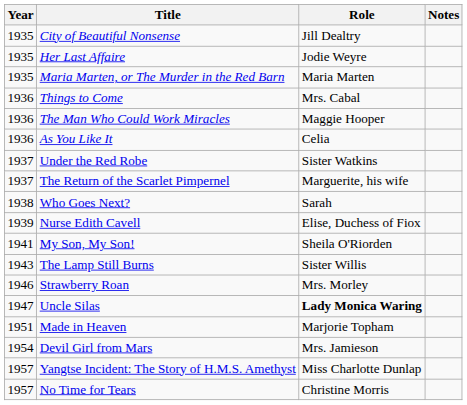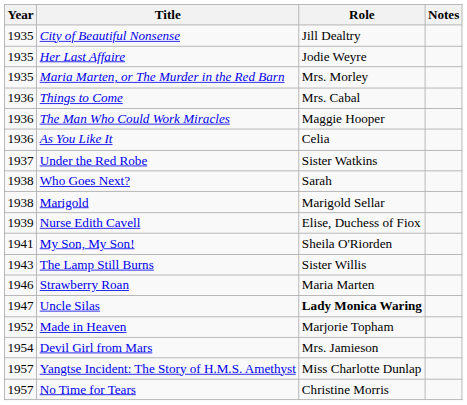(338, 77) Maria Marten -> (335, 77) Mrs. Morley
- row: (135, 181)
+ row: (64, 202)
(335, 285) Mrs. Morley -> (338, 285) Maria Marten
(21, 327) 1951 -> (21, 327) 1952
